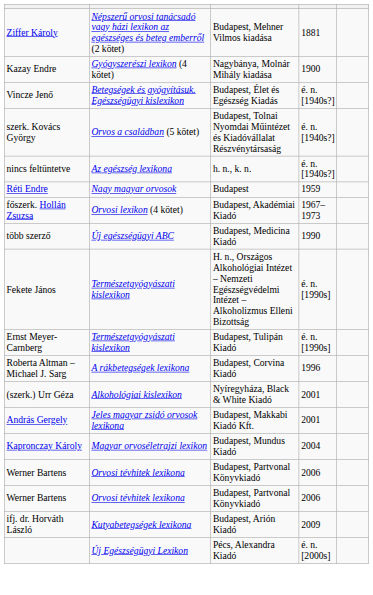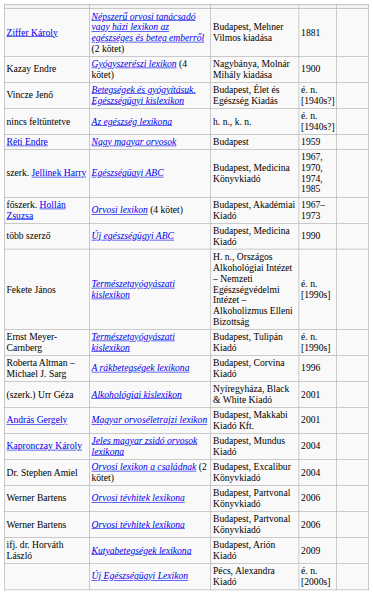- row: (33, 132)
+ row: (46, 173)
(144, 420) Jeles magyar zsidó orvosok lexikona -> (149, 420) Magyar orvoséletrajzi lexikon
(149, 446) Magyar orvoséletrajzi lexikon -> (144, 446) Jeles magyar zsidó orvosok lexikona
+ row: (42, 472)
